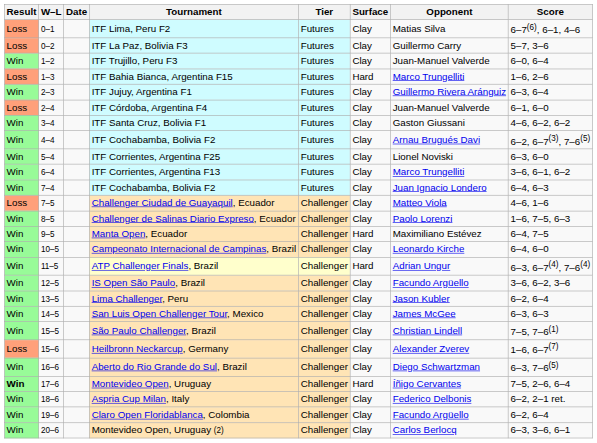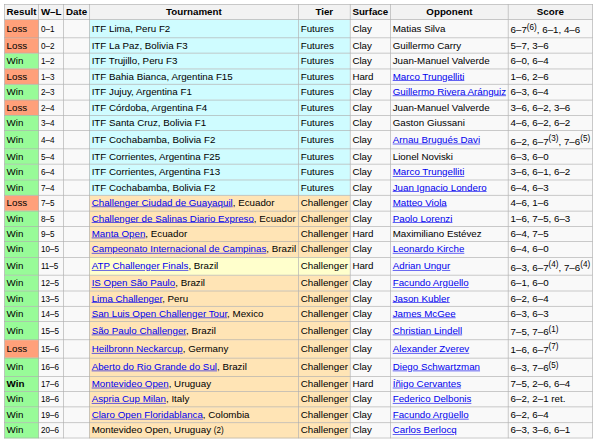(530, 107) 6–1, 6–0 -> (540, 107) 3–6, 6–2, 3–6
(540, 283) 3–6, 6–2, 3–6 -> (530, 283) 6–1, 6–0
